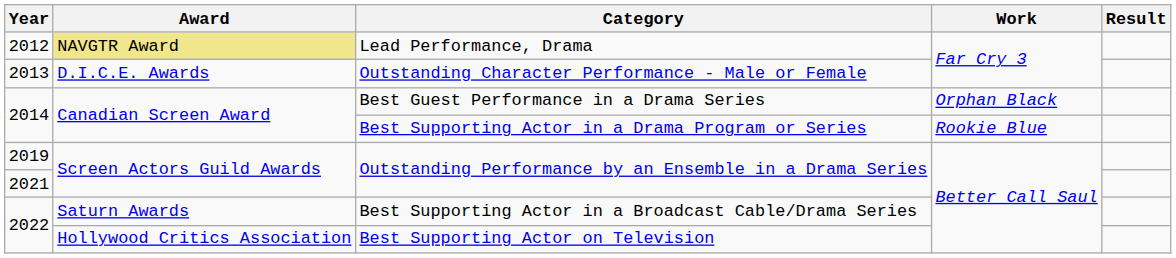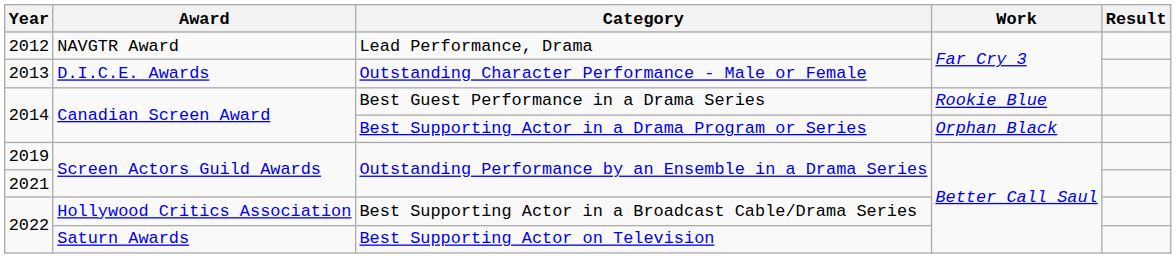(118, 46) khaki background -> (118, 46) no background
(996, 101) Orphan Black -> (991, 101) Rookie Blue
(991, 129) Rookie Blue -> (996, 129) Orphan Black
(123, 211) Saturn Awards -> (204, 211) Hollywood Critics Association
(204, 239) Hollywood Critics Association -> (123, 239) Saturn Awards
